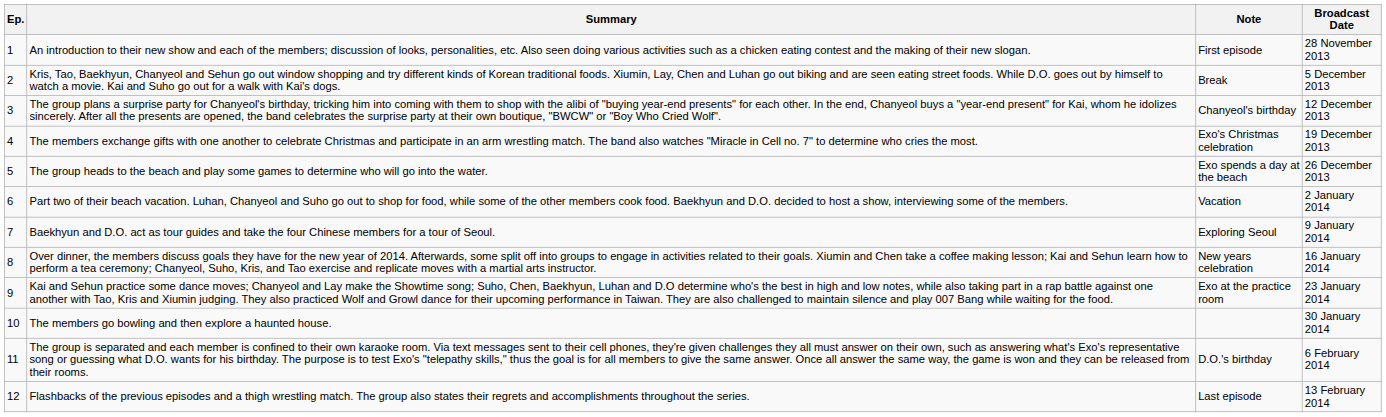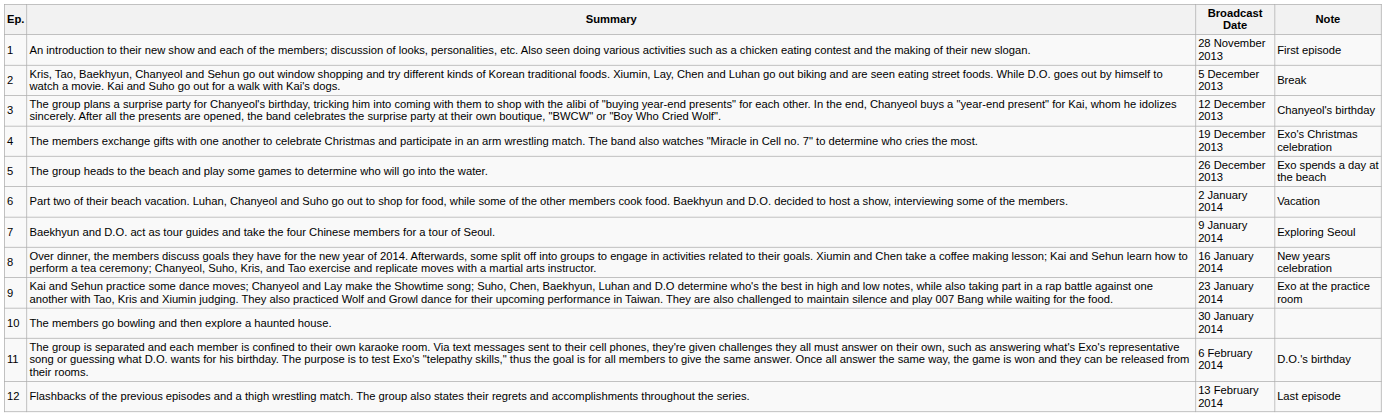columns swapped: (1249, 19) <-> (1342, 19)
